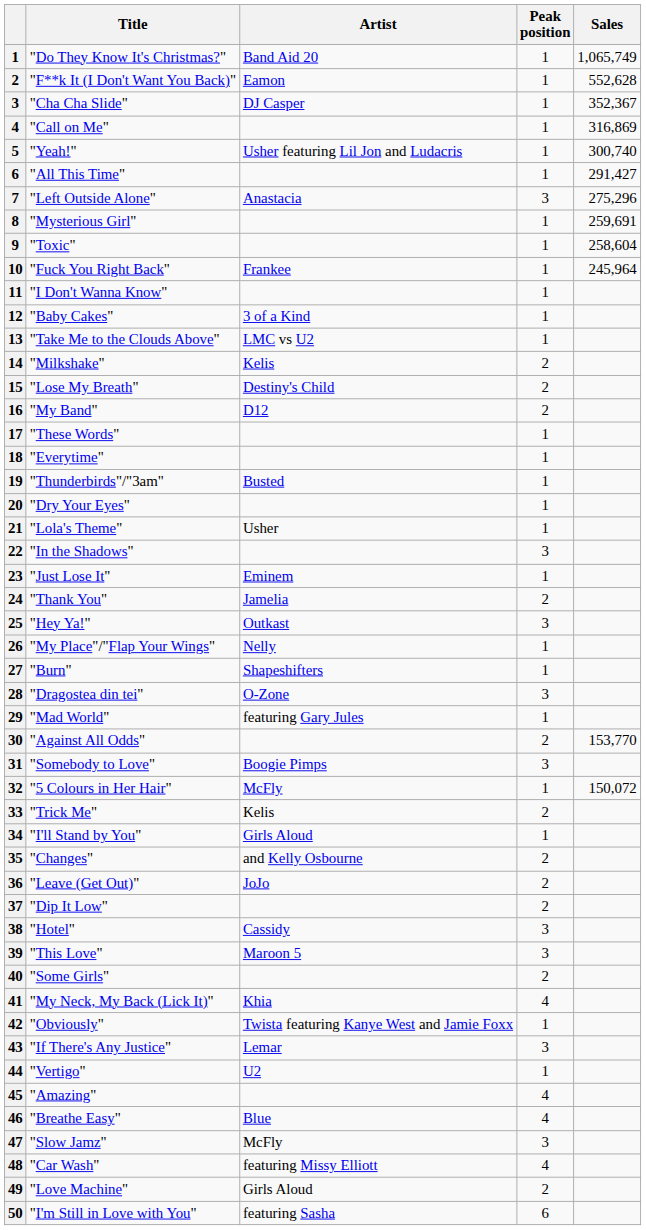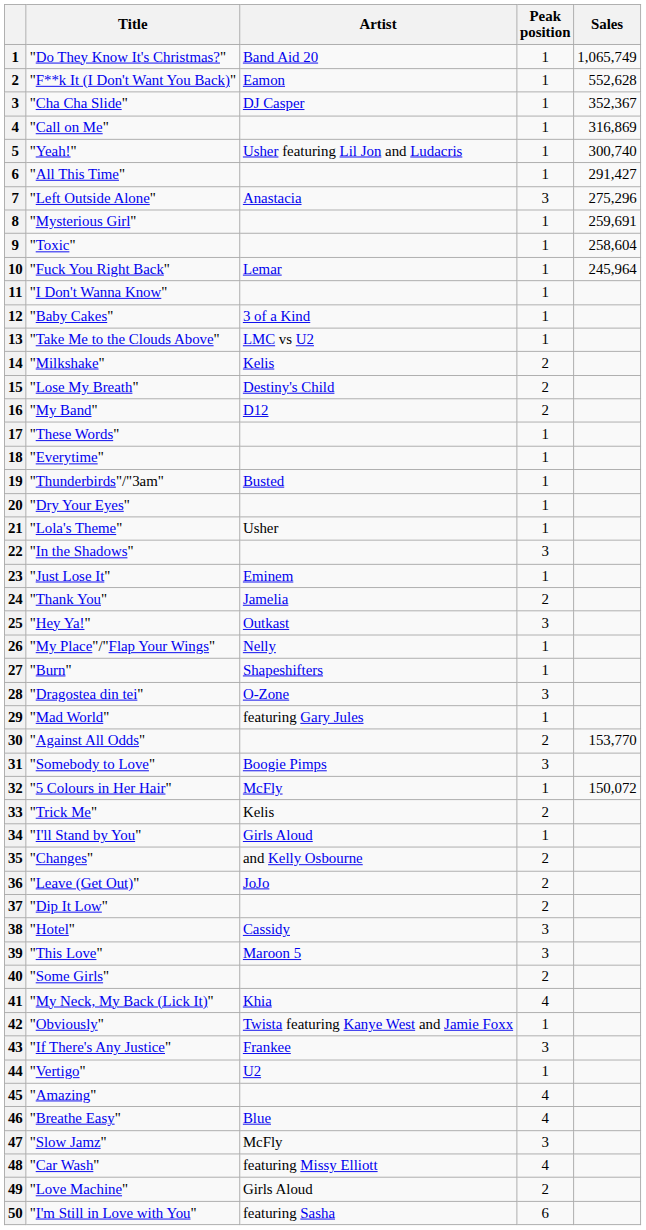(267, 269) Frankee -> (262, 269) Lemar
(262, 1047) Lemar -> (267, 1047) Frankee
